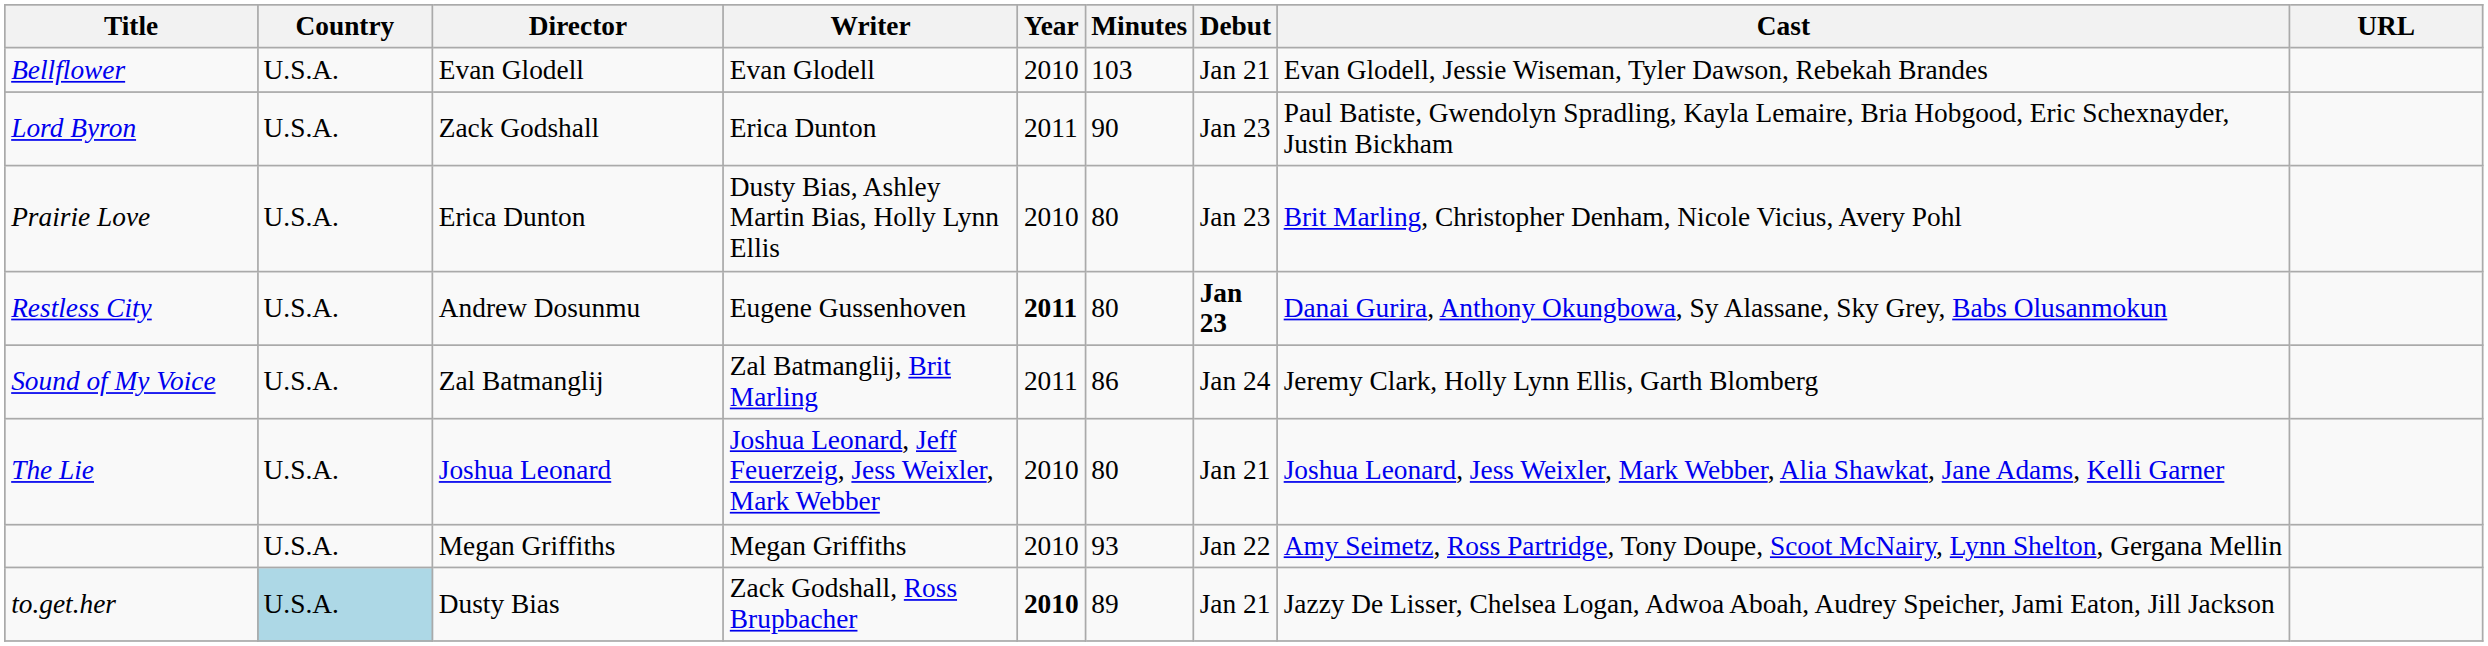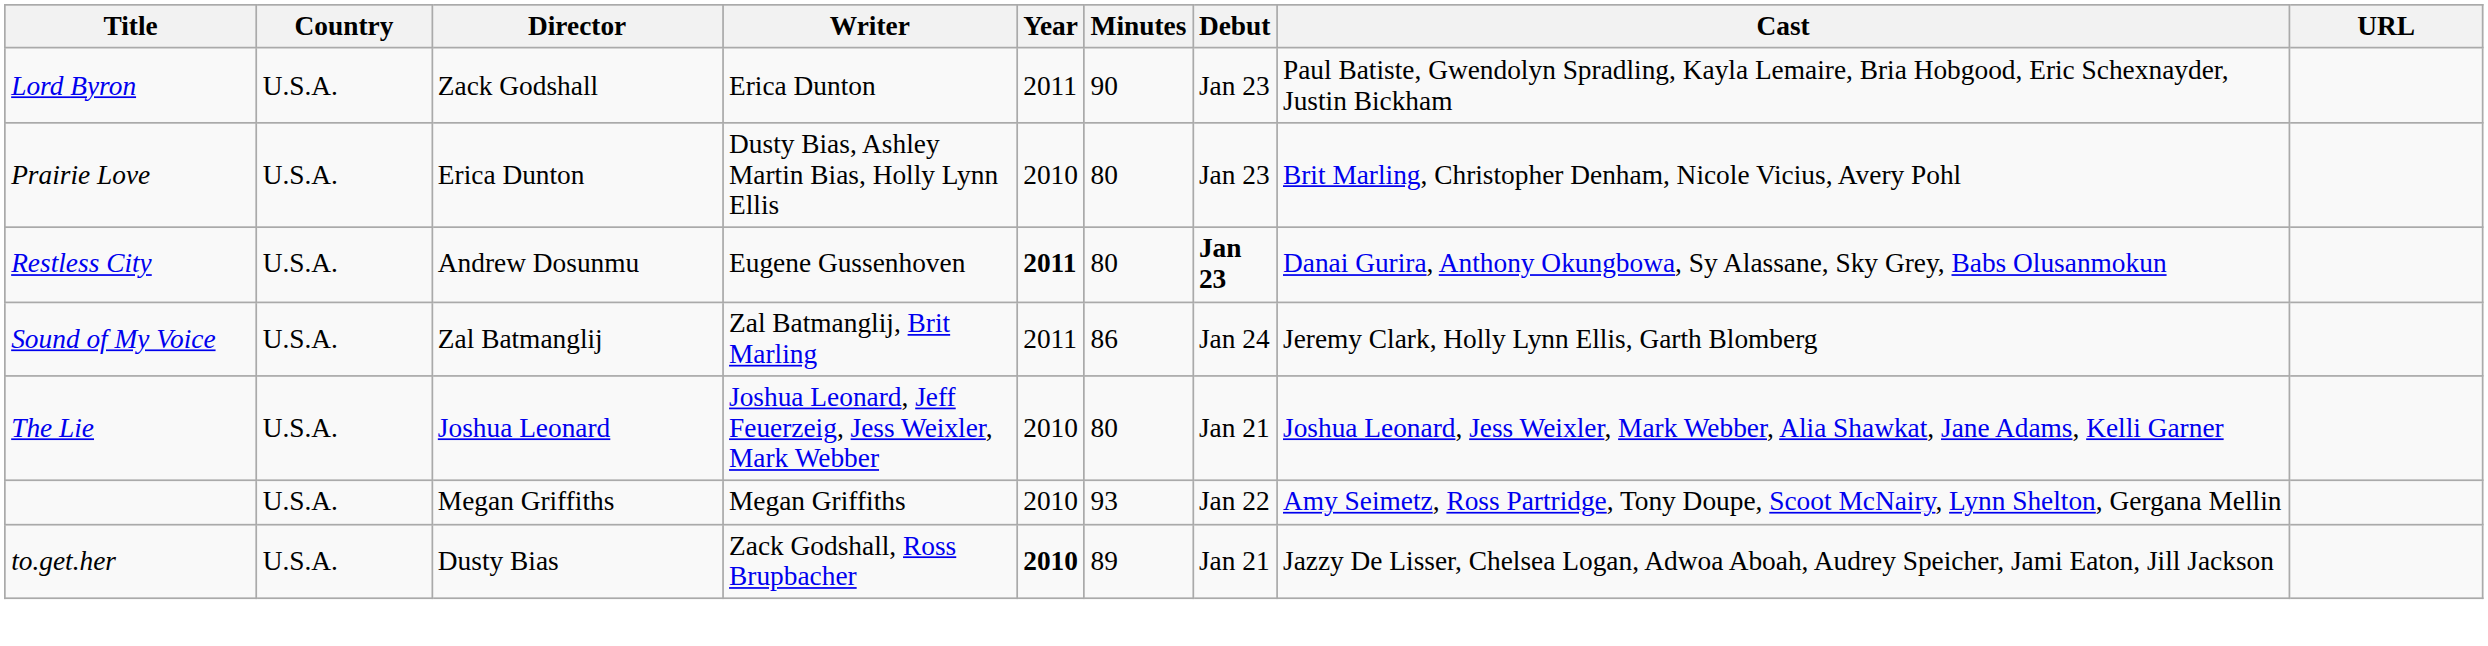- row: (68, 69)
(301, 604) lightblue background -> (300, 560) no background
